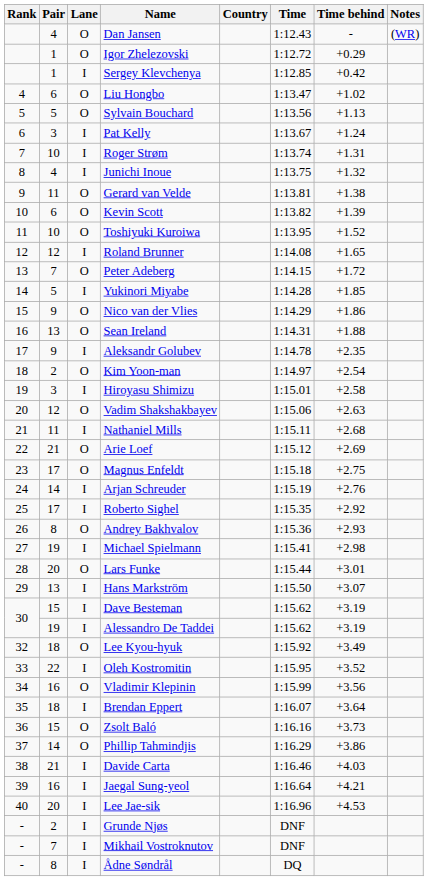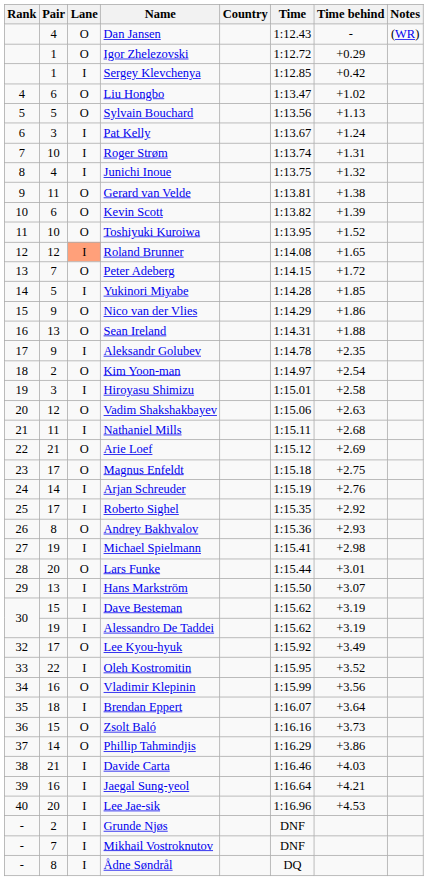(84, 251) no background -> (84, 251) lightsalmon background
(54, 647) 18 -> (54, 647) 17
